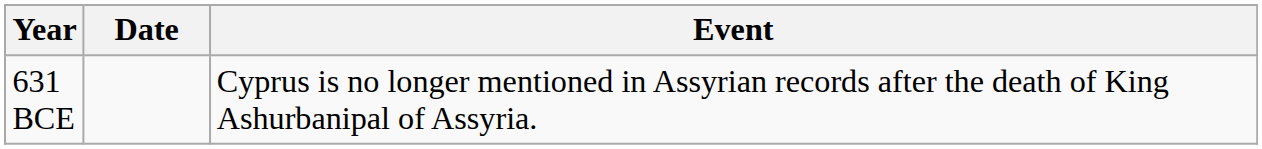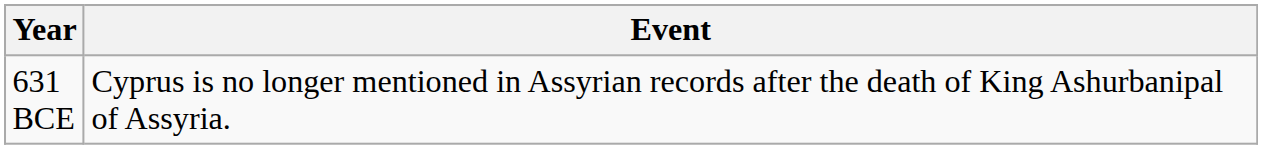- column: (147, 30)
